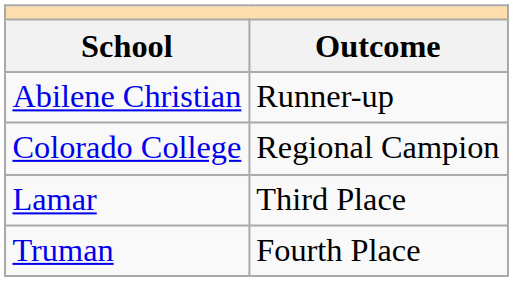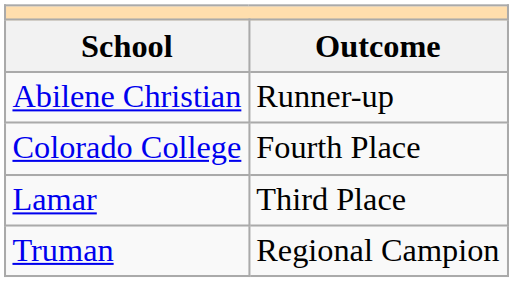(378, 147) Regional Campion -> (338, 147) Fourth Place
(338, 250) Fourth Place -> (378, 250) Regional Campion
